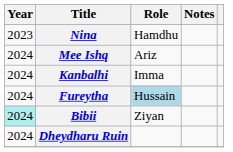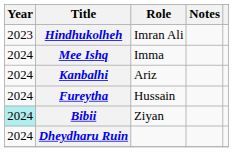+ row: (83, 34)
- row: (83, 34)
(145, 55) Ariz -> (149, 55) Imma
(149, 75) Imma -> (145, 75) Ariz
(155, 95) lightblue background -> (155, 95) no background
